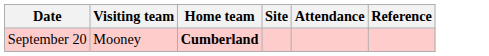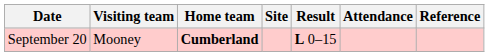+ column: (316, 16)
